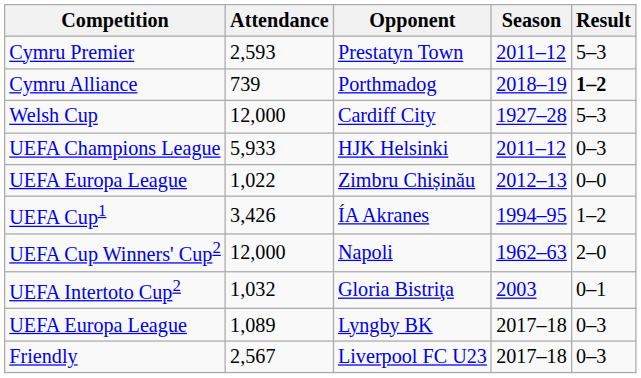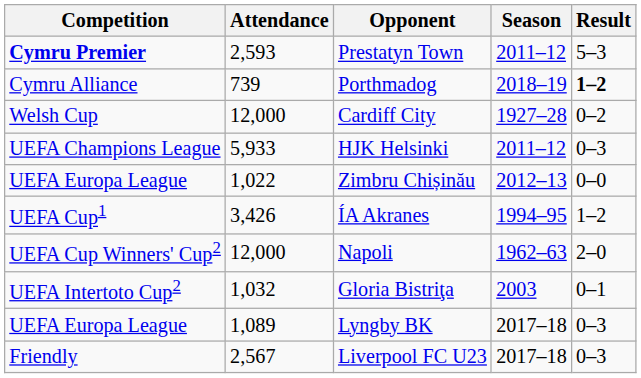(72, 52) normal -> (78, 52) bold
(591, 116) 5–3 -> (591, 116) 0–2
